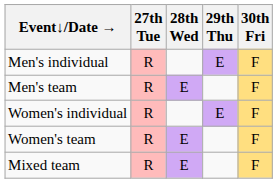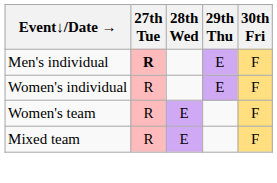(148, 62) normal -> (148, 62) bold
- row: (42, 88)
